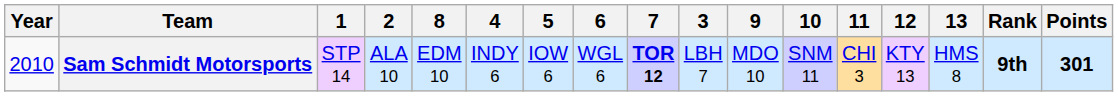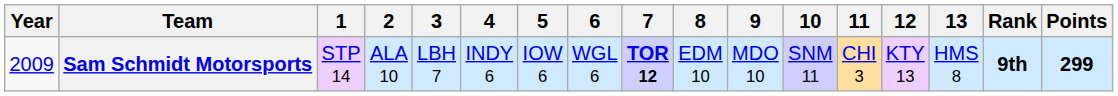columns swapped: (703, 21) <-> (439, 21)
(32, 64) 2010 -> (32, 64) 2009
(1077, 64) 301 -> (1077, 64) 299
